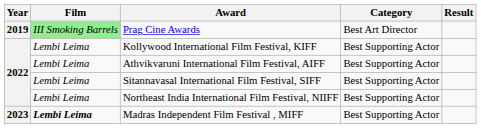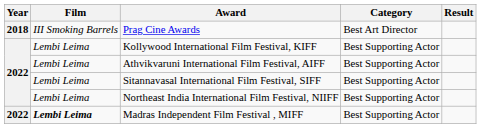(18, 30) 2019 -> (18, 30) 2018
(76, 30) lightgreen background -> (76, 30) no background
(18, 115) 2023 -> (18, 115) 2022
